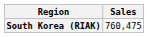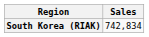(123, 26) 760,475 -> (123, 26) 742,834
